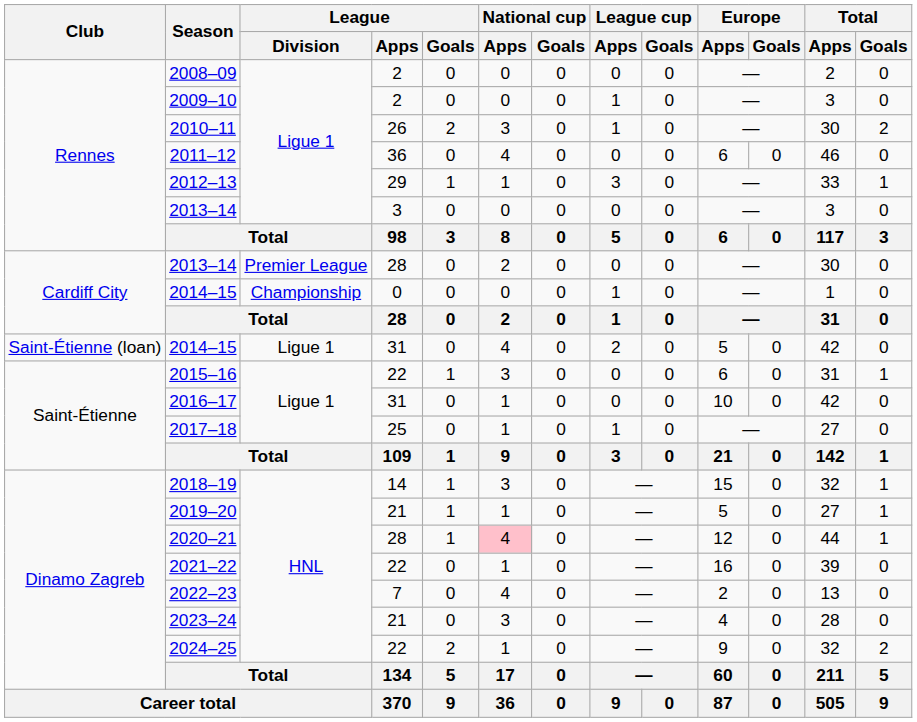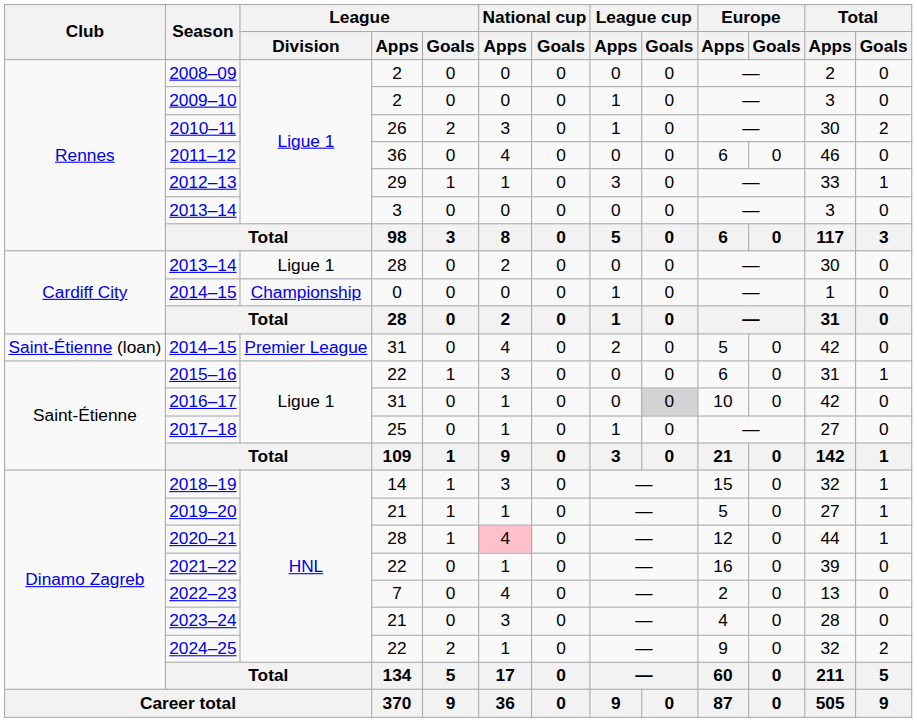(306, 264) Premier League -> (306, 264) Ligue 1
(306, 347) Ligue 1 -> (306, 347) Premier League
(669, 401) no background -> (669, 401) lightgrey background
